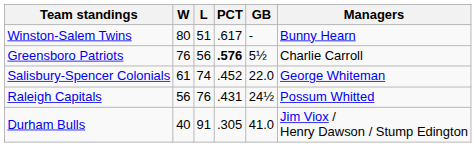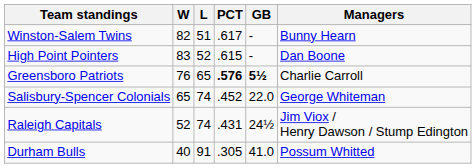(183, 35) 80 -> (183, 35) 82
+ row: (63, 55)
(204, 55) 56 -> (204, 76) 65
(258, 55) normal -> (258, 76) bold
(183, 76) 61 -> (183, 96) 65
(183, 96) 56 -> (183, 124) 52
(204, 96) 76 -> (204, 124) 74
(327, 96) Possum Whitted -> (374, 124) Jim Viox / Henry Dawson / Stump Edington
(374, 124) Jim Viox / Henry Dawson / Stump Edington -> (327, 152) Possum Whitted
